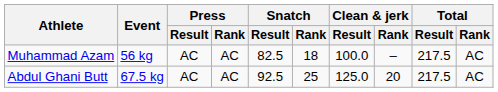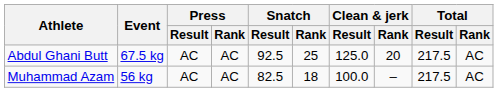rows swapped: (61, 56) <-> (58, 77)
